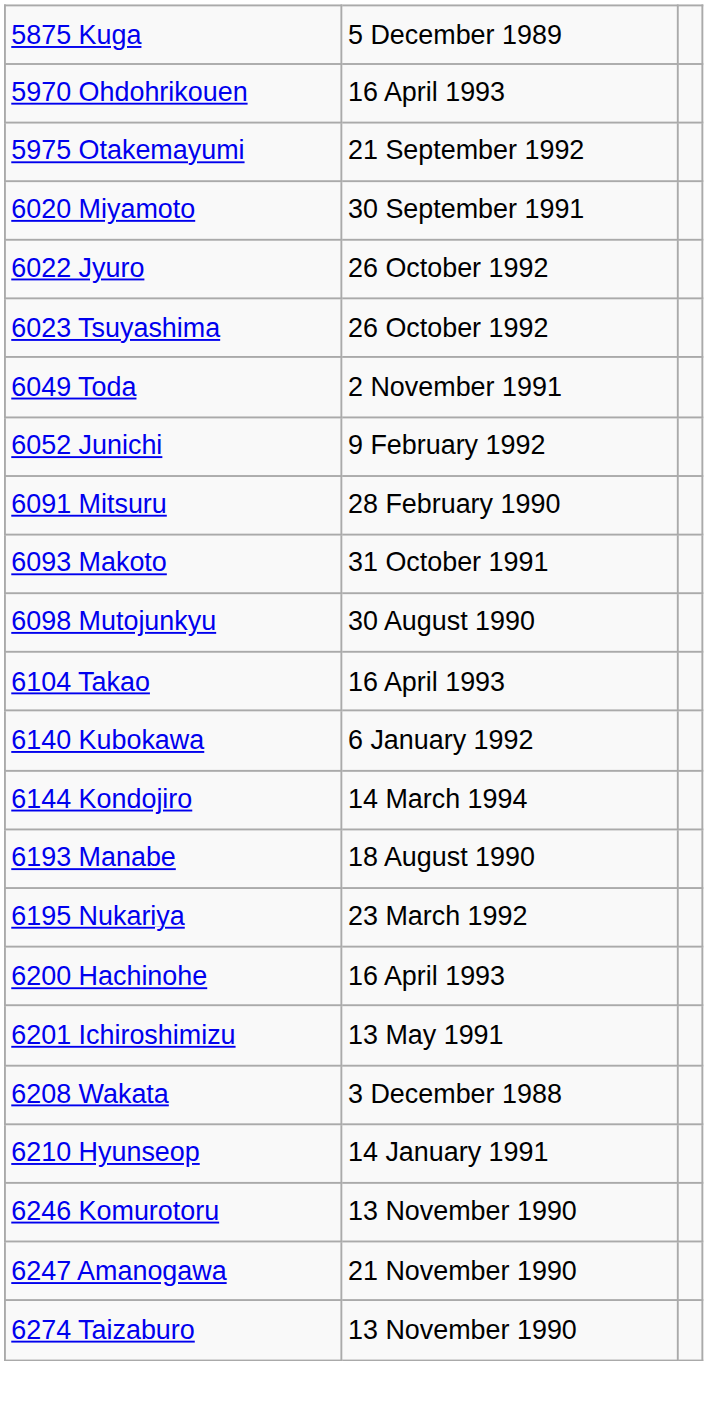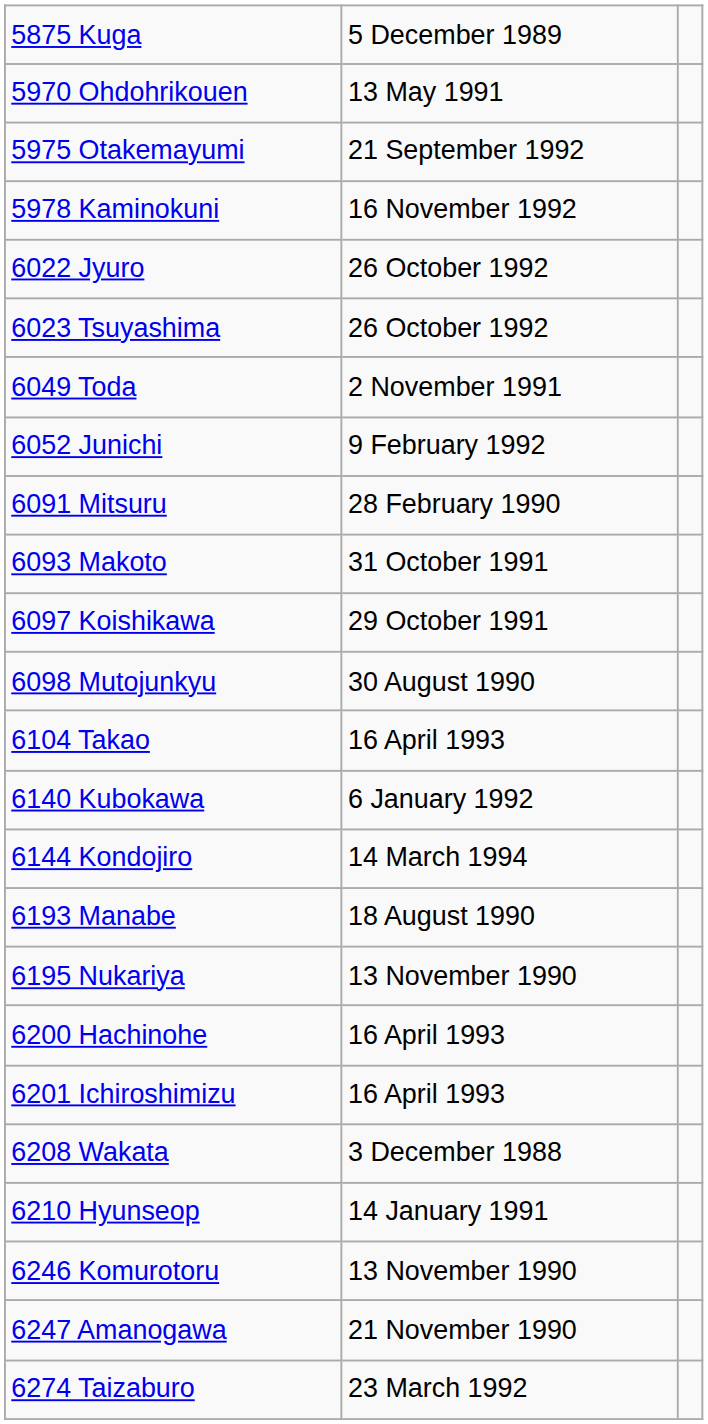(427, 92) 16 April 1993 -> (426, 92) 13 May 1991
+ row: (115, 209)
- row: (103, 209)
+ row: (113, 621)
(438, 916) 23 March 1992 -> (462, 975) 13 November 1990
(426, 1034) 13 May 1991 -> (427, 1093) 16 April 1993
(462, 1329) 13 November 1990 -> (438, 1388) 23 March 1992
